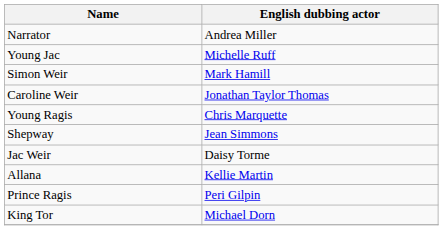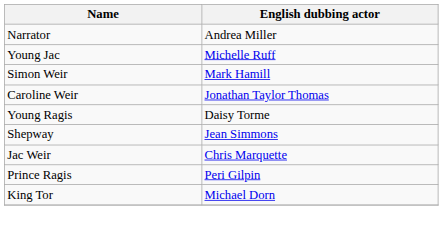(246, 114) Chris Marquette -> (237, 114) Daisy Torme
(237, 154) Daisy Torme -> (246, 154) Chris Marquette
- row: (24, 174)
